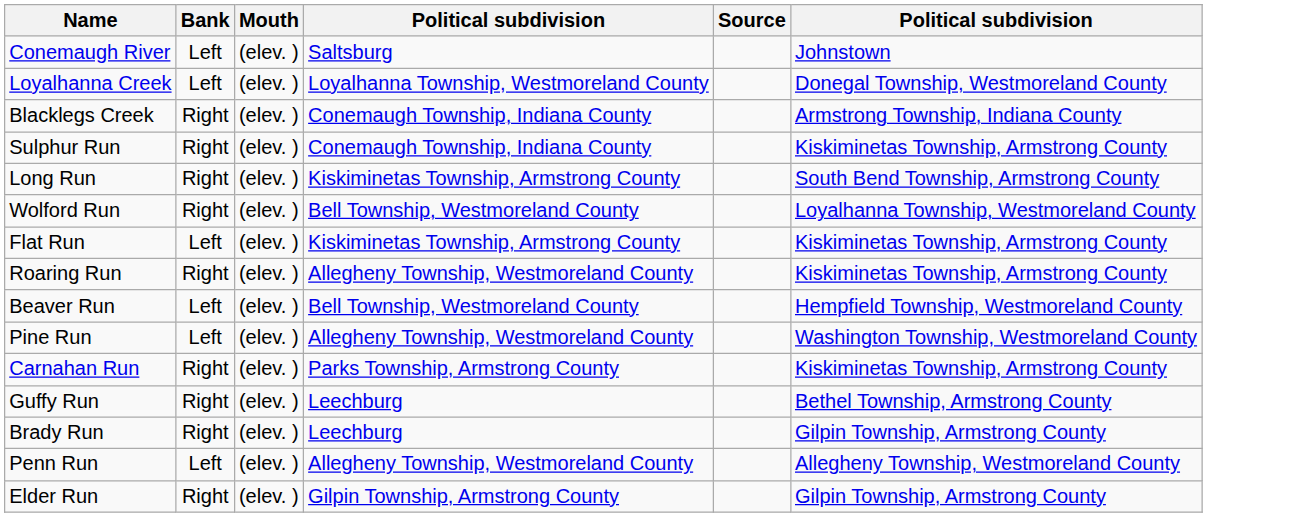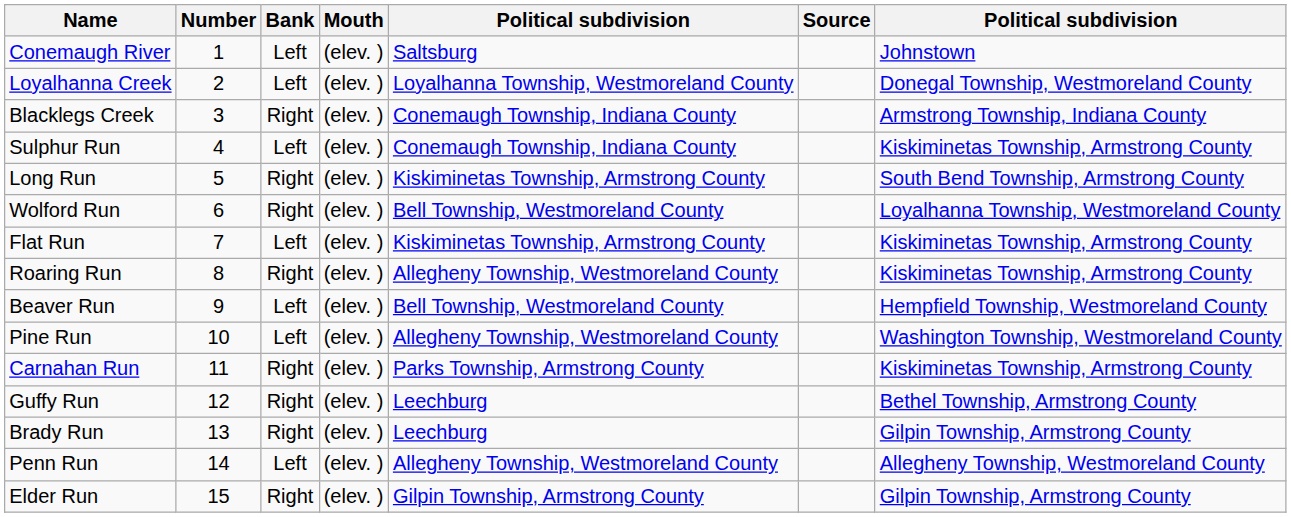+ column: (219, 20)
(205, 147) Right -> (290, 147) Left
